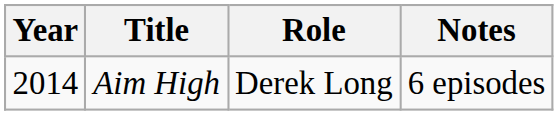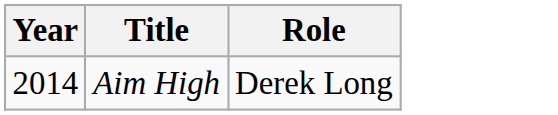- column: (477, 30)
